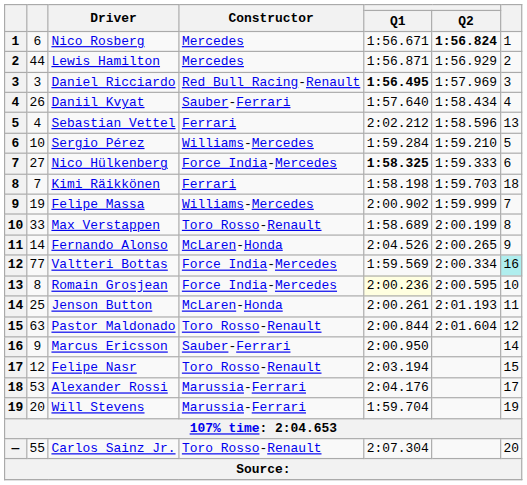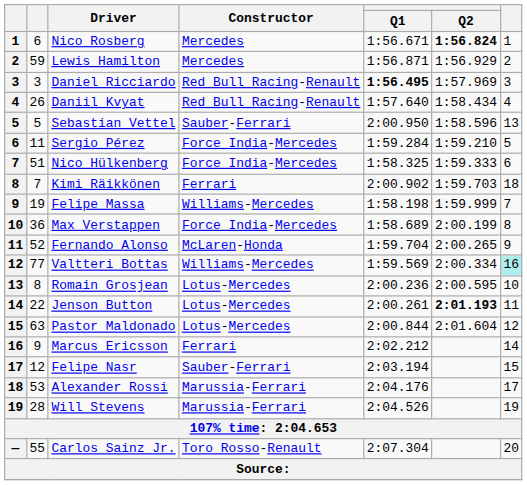(37, 62) 44 -> (37, 62) 59
(236, 103) Sauber-Ferrari -> (271, 103) Red Bull Racing-Renault
(37, 123) 4 -> (37, 123) 5
(209, 123) Ferrari -> (236, 123) Sauber-Ferrari
(398, 123) 2:02.212 -> (398, 123) 2:00.950
(37, 143) 10 -> (37, 143) 11
(248, 143) Williams-Mercedes -> (259, 143) Force India-Mercedes
(37, 164) 27 -> (37, 164) 51
(398, 164) bold -> (398, 164) normal
(398, 184) 1:58.198 -> (398, 184) 2:00.902
(398, 204) 2:00.902 -> (398, 204) 1:58.198
(37, 225) 33 -> (37, 225) 36
(252, 225) Toro Rosso-Renault -> (259, 225) Force India-Mercedes
(37, 245) 14 -> (37, 245) 52
(398, 245) 2:04.526 -> (398, 245) 1:59.704
(259, 266) Force India-Mercedes -> (248, 266) Williams-Mercedes
(259, 286) Force India-Mercedes -> (236, 286) Lotus-Mercedes
(398, 286) lightyellow background -> (398, 286) no background
(37, 306) 25 -> (37, 306) 22
(232, 306) McLaren-Honda -> (236, 306) Lotus-Mercedes
(466, 306) normal -> (466, 306) bold
(252, 327) Toro Rosso-Renault -> (236, 327) Lotus-Mercedes
(236, 347) Sauber-Ferrari -> (209, 347) Ferrari
(398, 347) 2:00.950 -> (398, 347) 2:02.212
(252, 367) Toro Rosso-Renault -> (236, 367) Sauber-Ferrari
(37, 408) 20 -> (37, 408) 28
(398, 408) 1:59.704 -> (398, 408) 2:04.526
